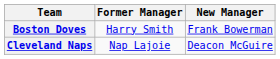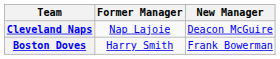rows swapped: (50, 29) <-> (50, 46)
